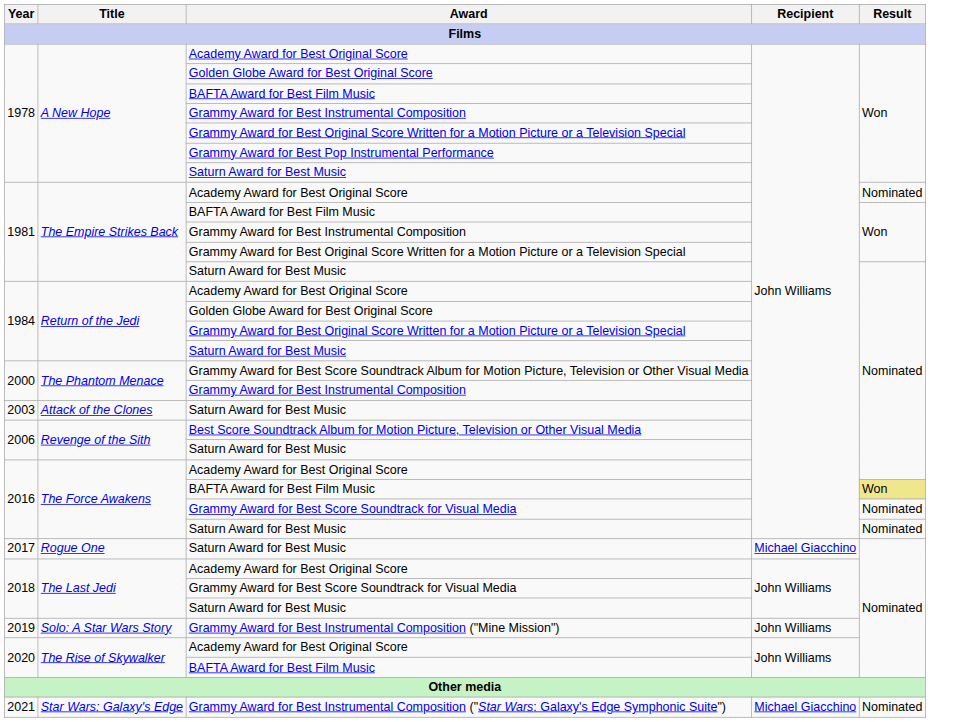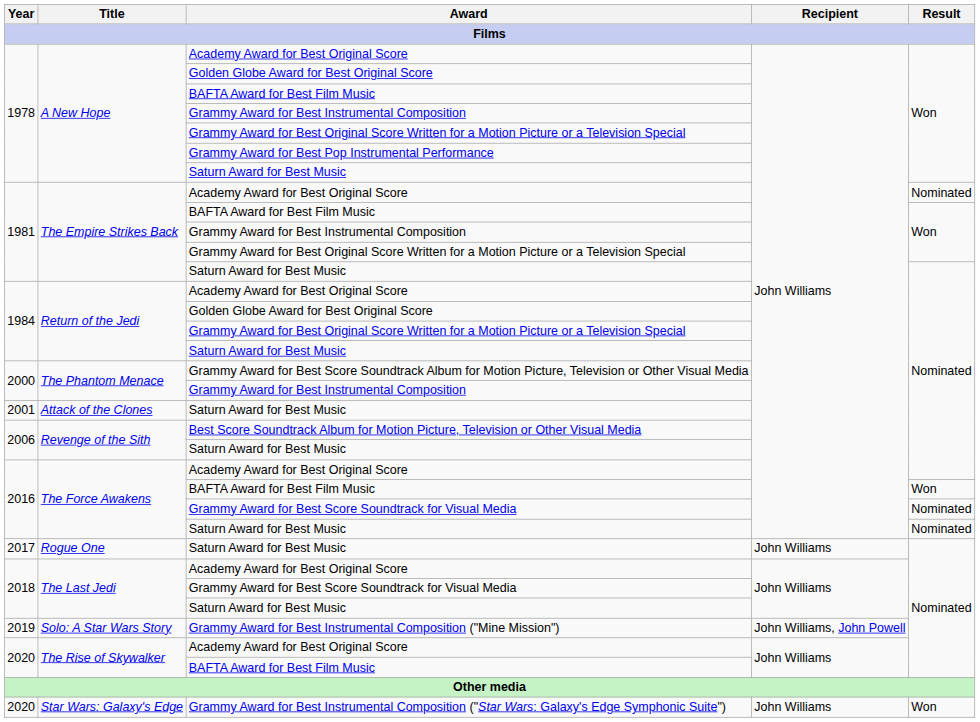(21, 410) 2003 -> (21, 410) 2001
(875, 489) khaki background -> (924, 489) no background
(805, 548) Michael Giacchino -> (793, 548) John Williams
(793, 627) John Williams -> (830, 627) John Williams, John Powell
(21, 707) 2021 -> (21, 707) 2020
(805, 707) Michael Giacchino -> (793, 707) John Williams
(892, 707) Nominated -> (924, 707) Won
